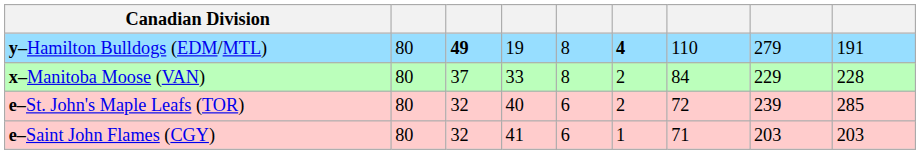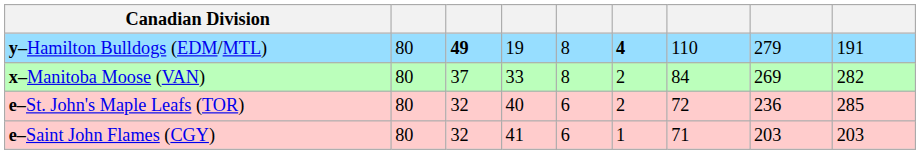(768, 76) 229 -> (768, 76) 269
(850, 76) 228 -> (850, 76) 282
(768, 105) 239 -> (768, 105) 236
